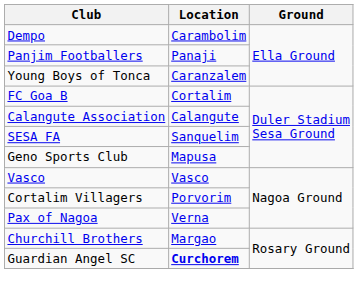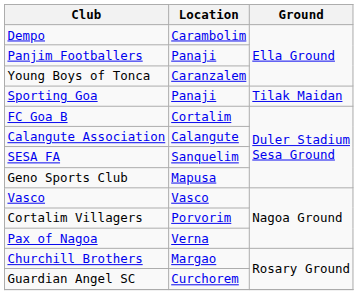+ row: (53, 96)
(205, 259) bold -> (205, 279) normal
